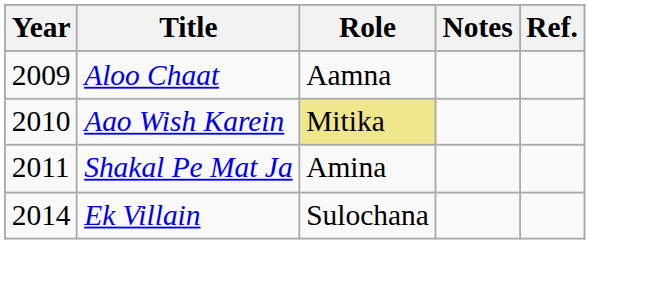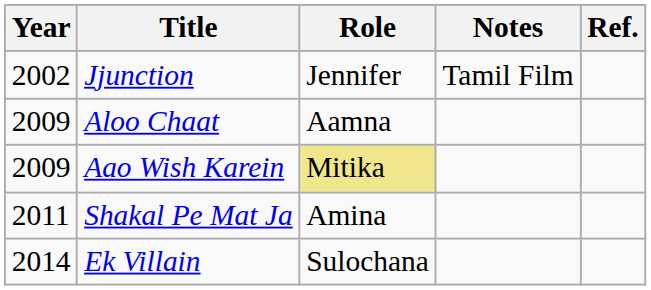+ row: (139, 74)
(41, 121) 2010 -> (41, 167) 2009
